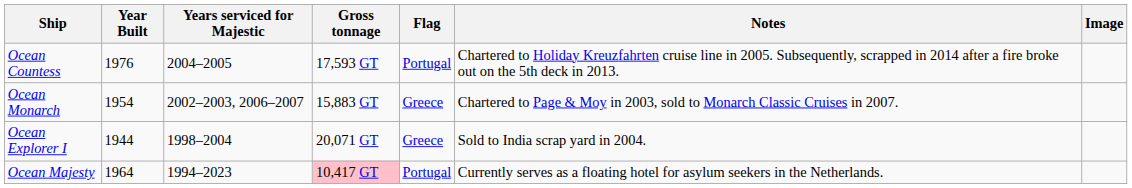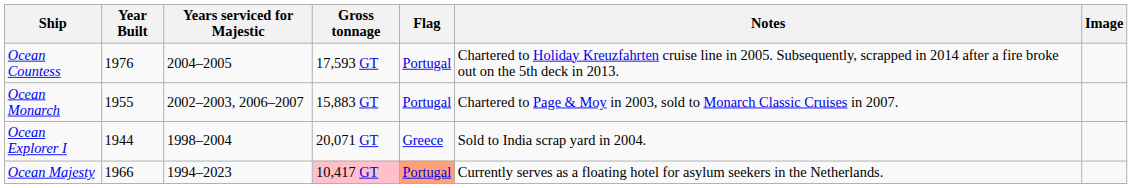(119, 102) 1954 -> (119, 102) 1955
(423, 102) Greece -> (427, 102) Portugal
(119, 172) 1964 -> (119, 172) 1966
(427, 172) no background -> (427, 172) lightsalmon background
